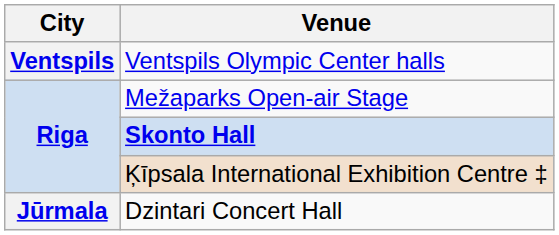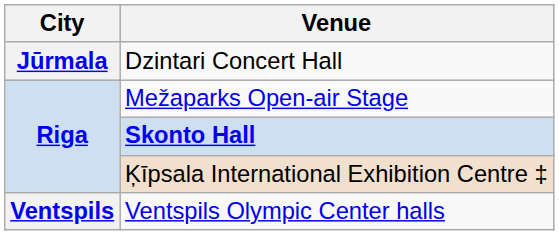rows swapped: (234, 211) <-> (285, 60)
